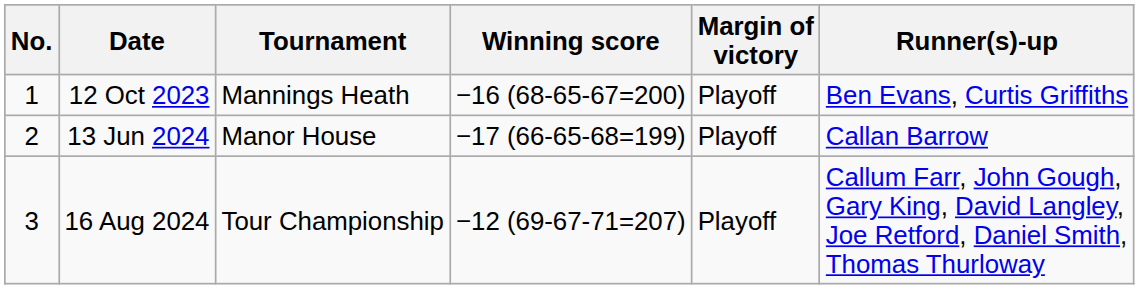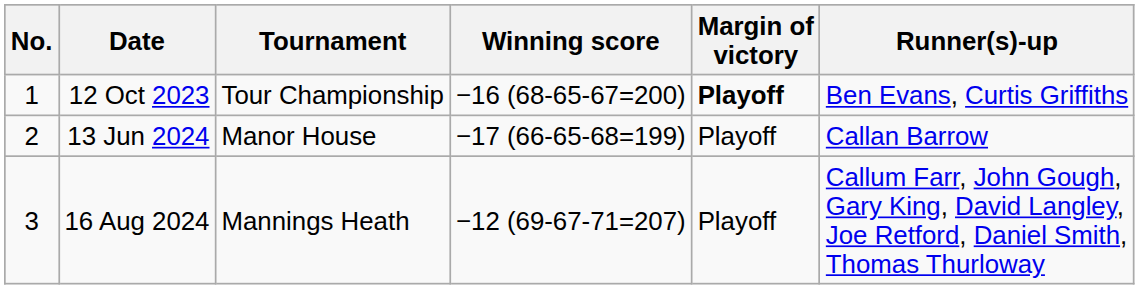(316, 95) Mannings Heath -> (333, 95) Tour Championship
(737, 95) normal -> (741, 95) bold
(333, 220) Tour Championship -> (316, 220) Mannings Heath
